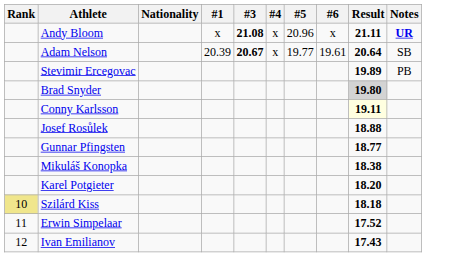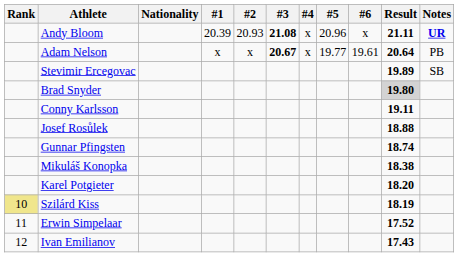+ column: (250, 14)
(218, 33) x -> (218, 33) 20.39
(218, 52) 20.39 -> (218, 52) x
(404, 52) SB -> (437, 52) PB
(404, 71) PB -> (437, 71) SB
(368, 109) lightyellow background -> (401, 109) no background
(368, 147) 18.77 -> (401, 147) 18.74
(368, 204) 18.18 -> (401, 204) 18.19
